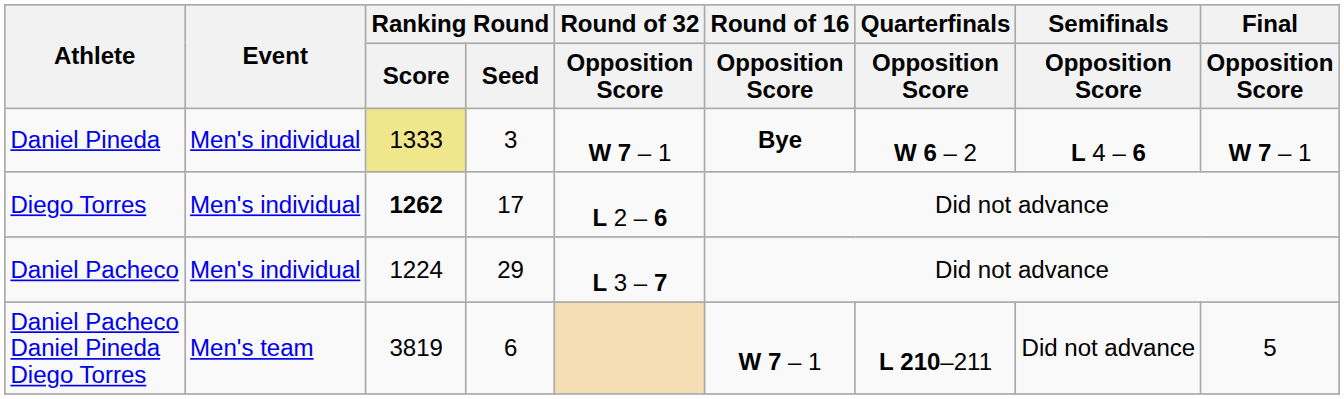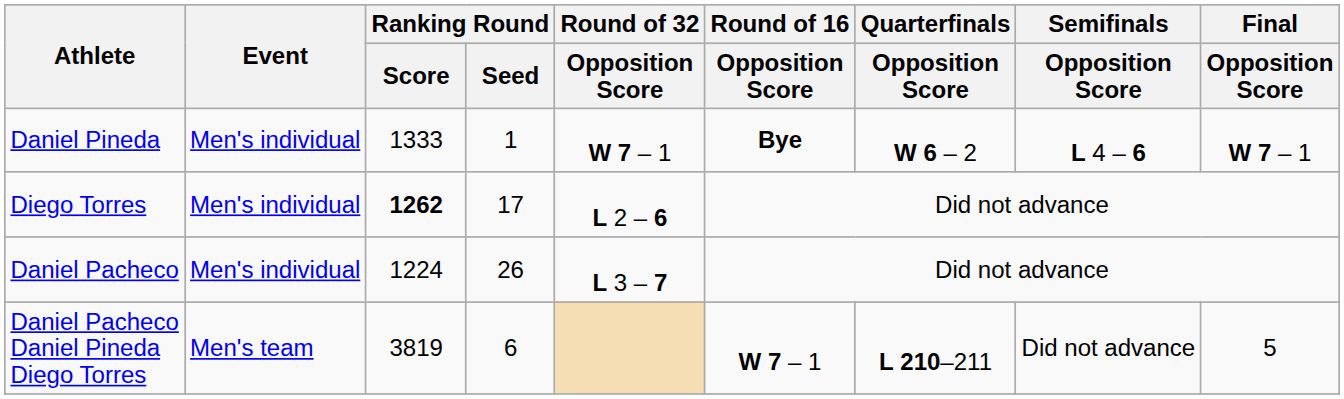(416, 140) khaki background -> (416, 140) no background
(511, 140) 3 -> (511, 140) 1
(511, 270) 29 -> (511, 270) 26
